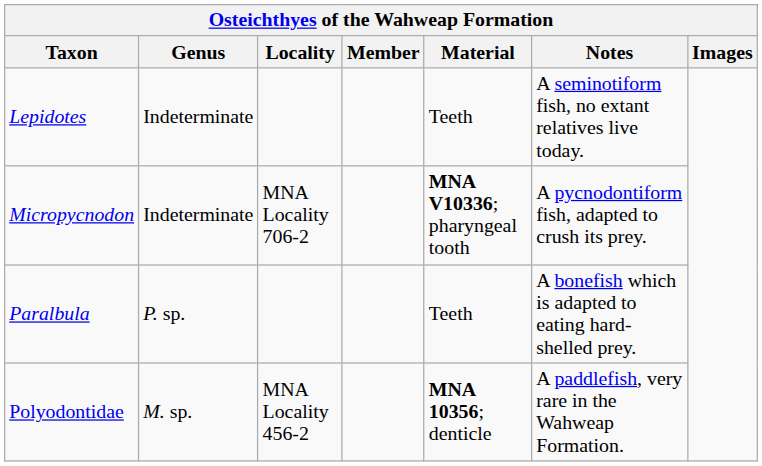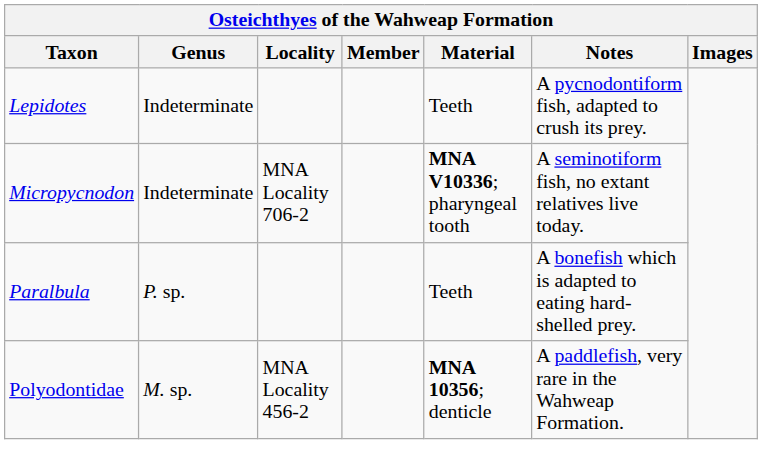(599, 116) A seminotiform fish, no extant relatives live today. -> (609, 105) A pycnodontiform fish, adapted to crush its prey.
(609, 215) A pycnodontiform fish, adapted to crush its prey. -> (599, 192) A seminotiform fish, no extant relatives live today.
